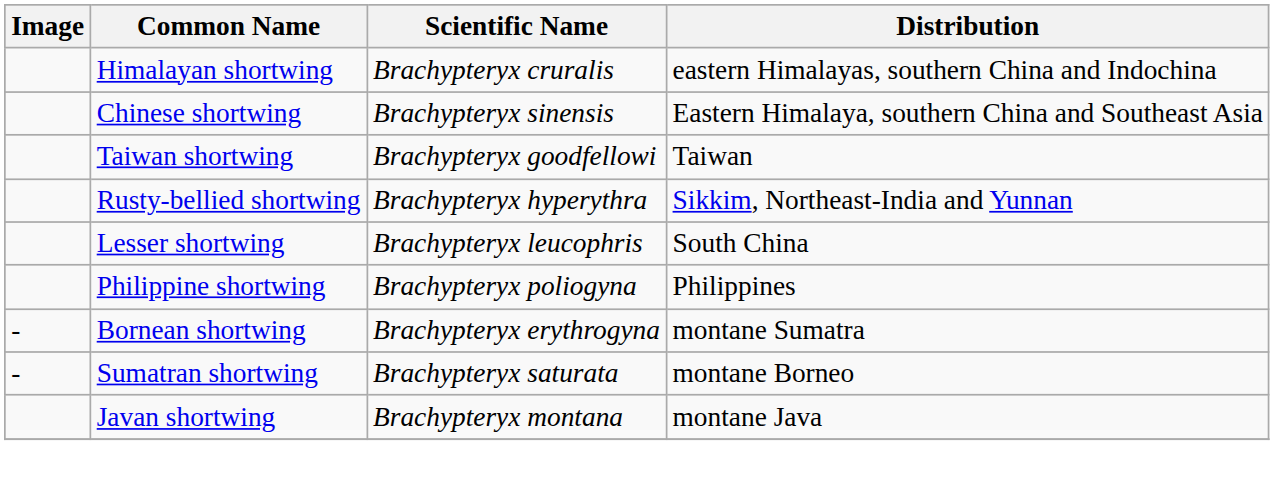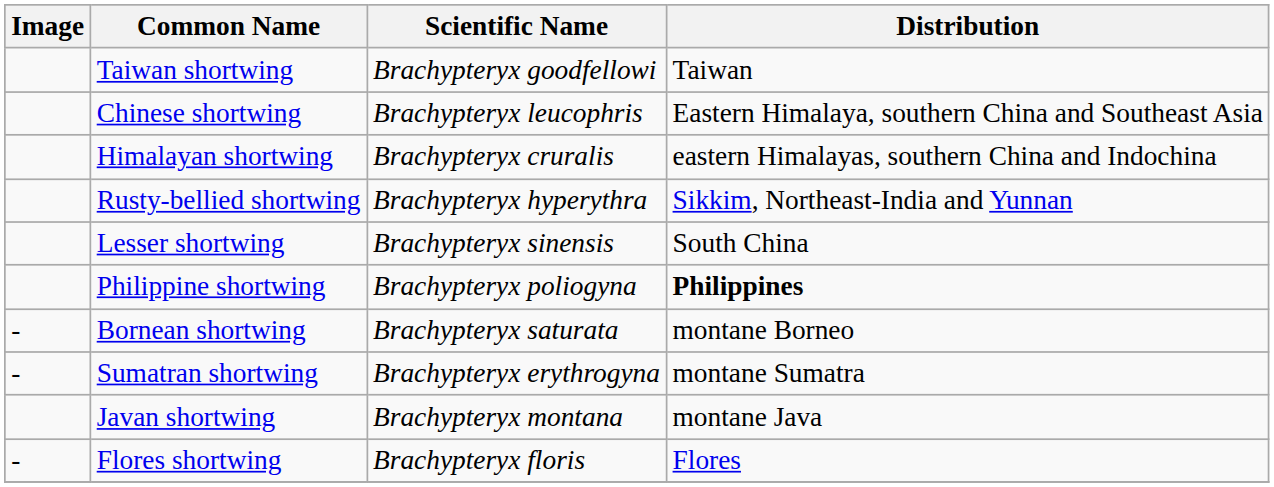rows swapped: (215, 69) <-> (195, 156)
(493, 112) Brachypteryx sinensis -> (508, 112) Brachypteryx leucophris
(508, 243) Brachypteryx leucophris -> (493, 243) Brachypteryx sinensis
(734, 286) normal -> (738, 286) bold
(517, 329) Brachypteryx erythrogyna -> (496, 329) Brachypteryx saturata
(769, 329) montane Sumatra -> (763, 329) montane Borneo
(496, 373) Brachypteryx saturata -> (517, 373) Brachypteryx erythrogyna
(763, 373) montane Borneo -> (769, 373) montane Sumatra
+ row: (189, 460)
